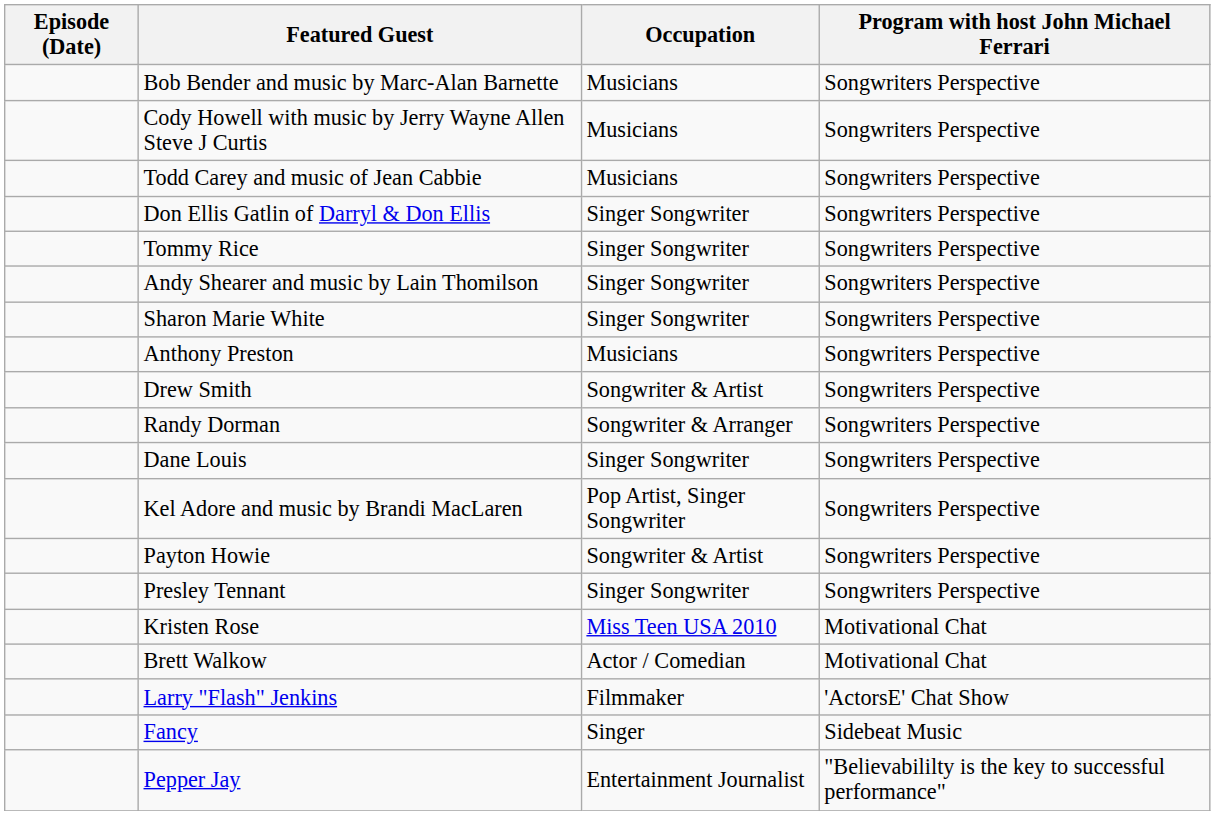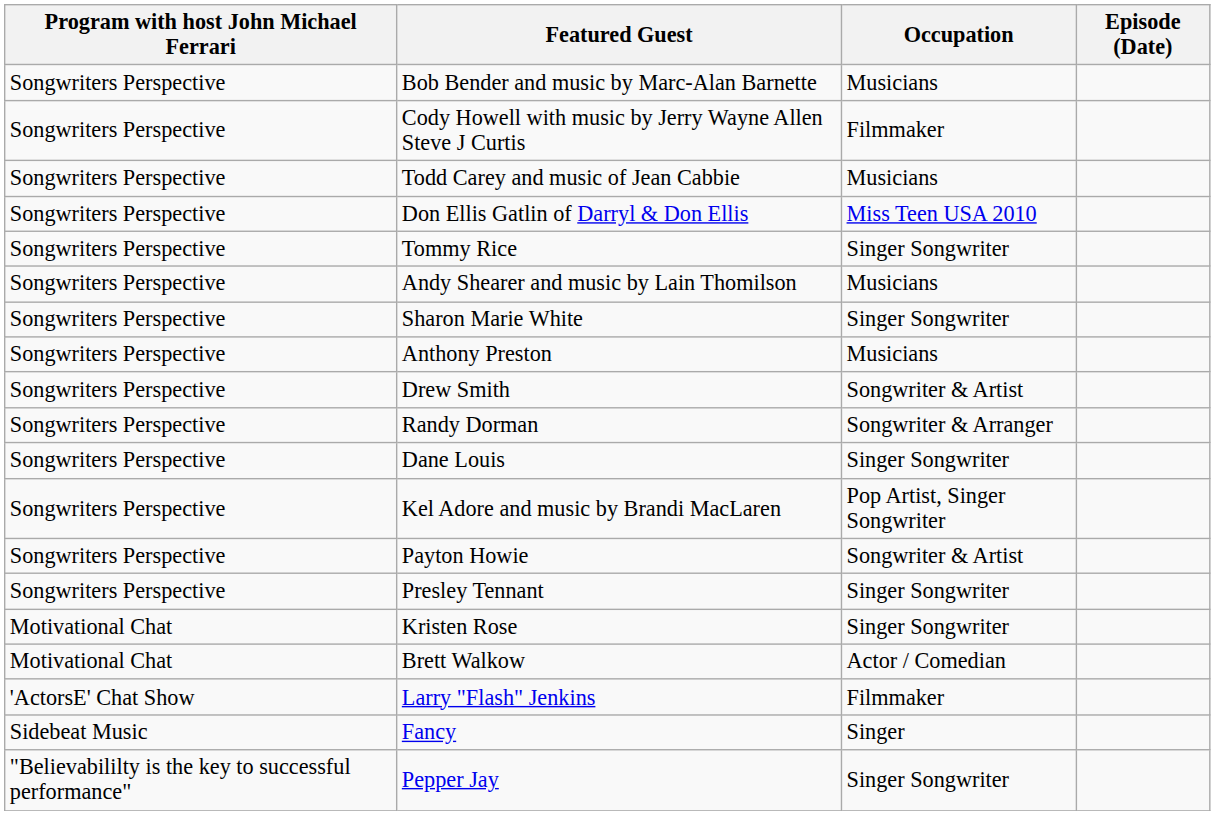columns swapped: (1014, 34) <-> (72, 34)
(632, 130) Musicians -> (895, 130) Filmmaker
(668, 213) Singer Songwriter -> (942, 213) Miss Teen USA 2010
(668, 283) Singer Songwriter -> (892, 283) Musicians
(681, 626) Miss Teen USA 2010 -> (928, 626) Singer Songwriter
(695, 779) Entertainment Journalist -> (928, 779) Singer Songwriter
